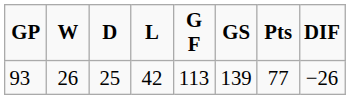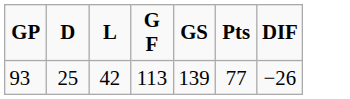- column: (68, 32)
